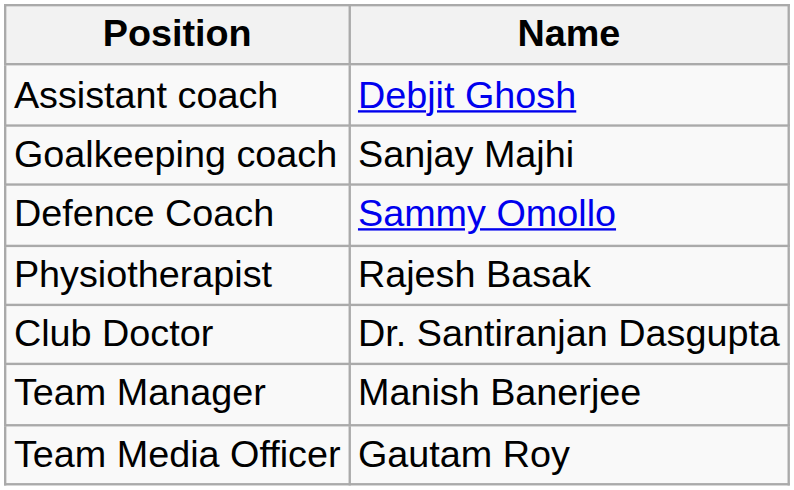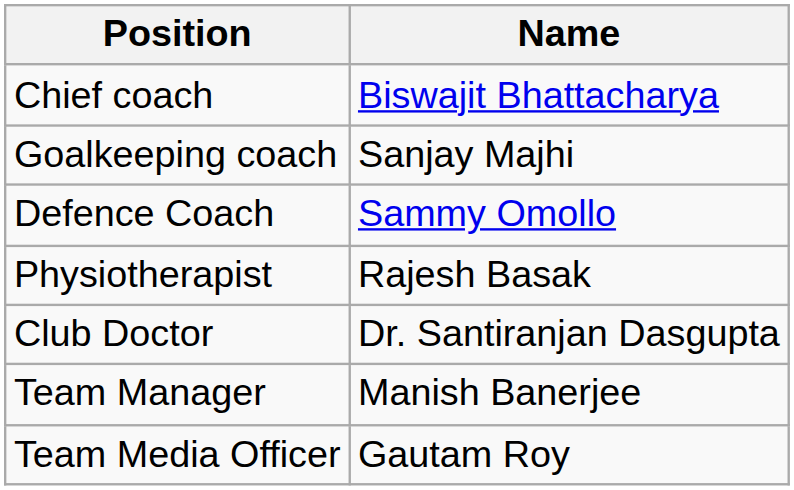+ row: (114, 94)
- row: (146, 94)
